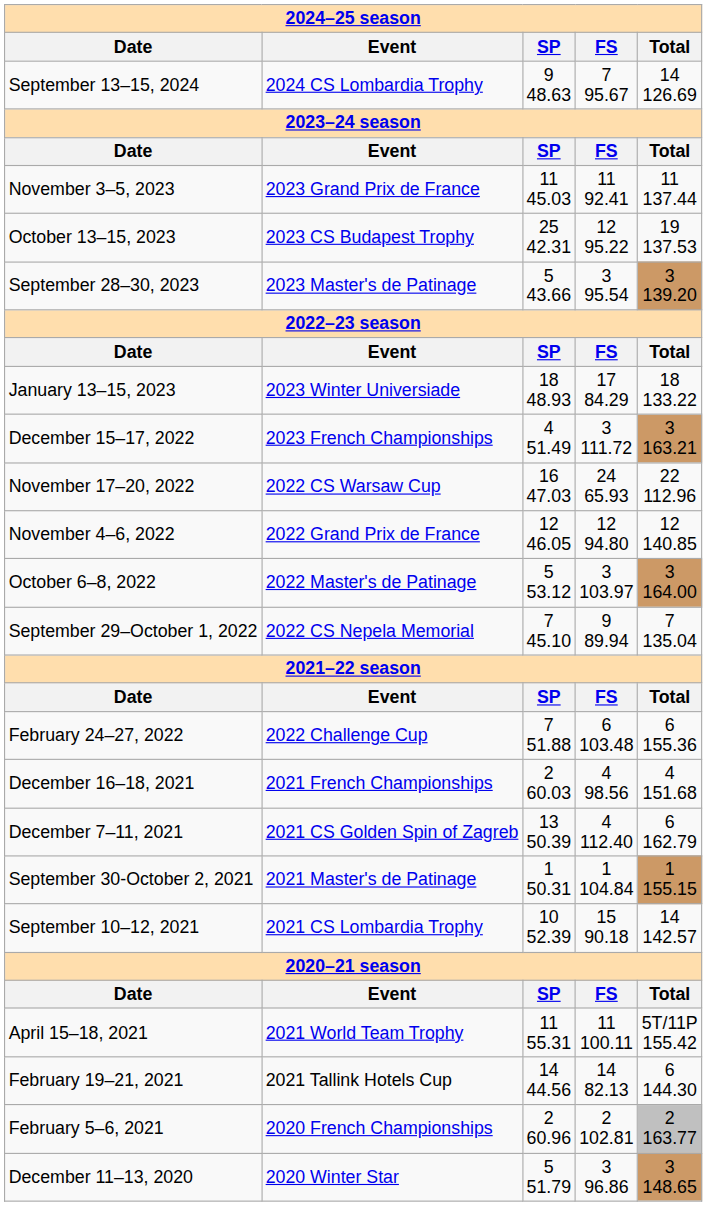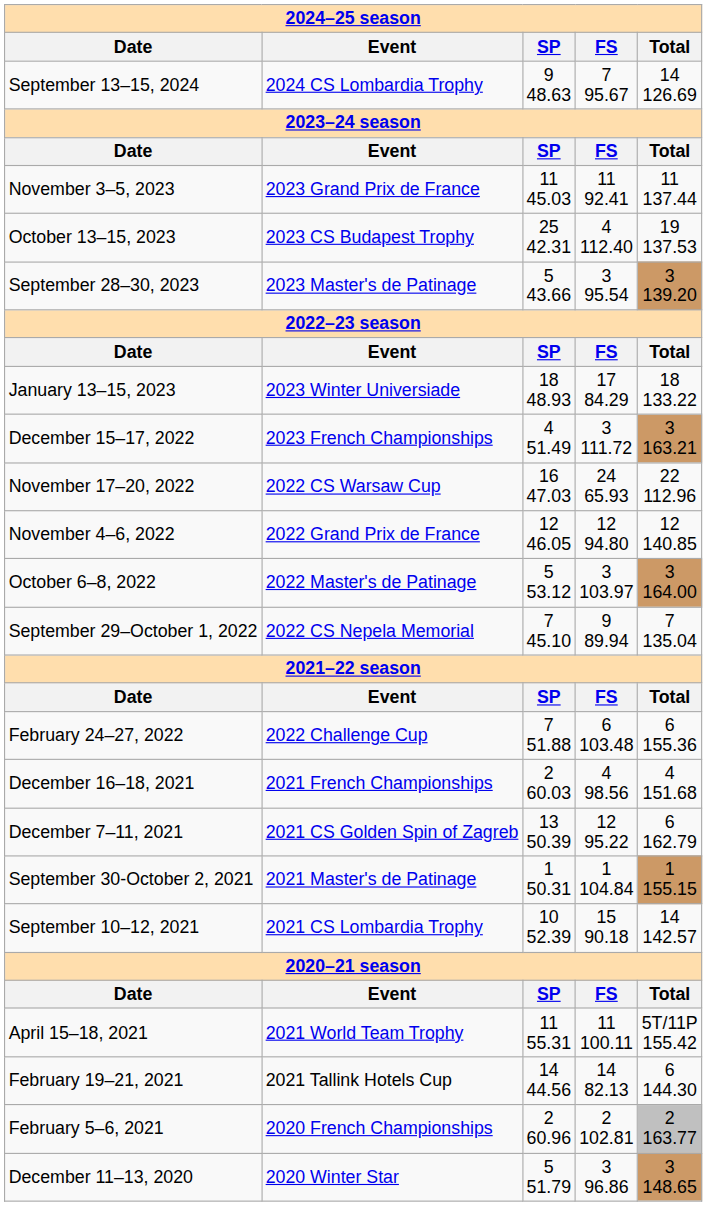(606, 237) 12 95.22 -> (606, 237) 4 112.40
(606, 831) 4 112.40 -> (606, 831) 12 95.22
